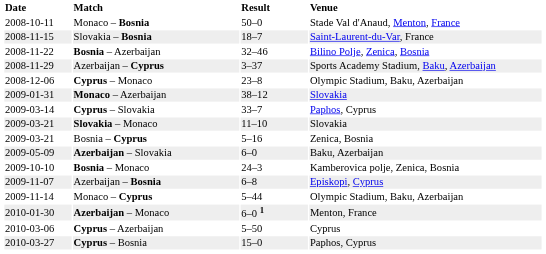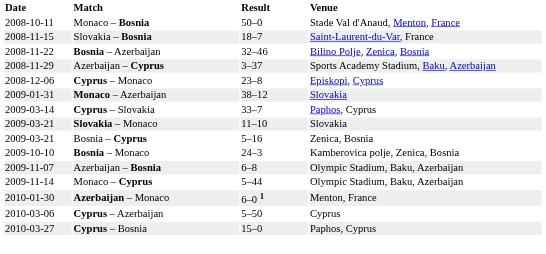(387, 80) Olympic Stadium, Baku, Azerbaijan -> (347, 80) Episkopi, Cyprus
- row: (123, 153)
(347, 182) Episkopi, Cyprus -> (387, 167) Olympic Stadium, Baku, Azerbaijan
